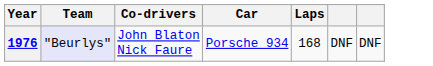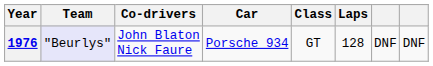+ column: (313, 15)
(309, 43) 168 -> (353, 43) 128
